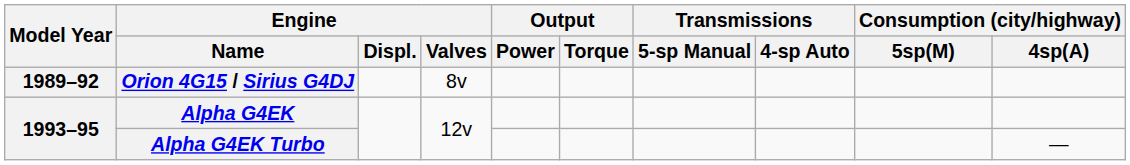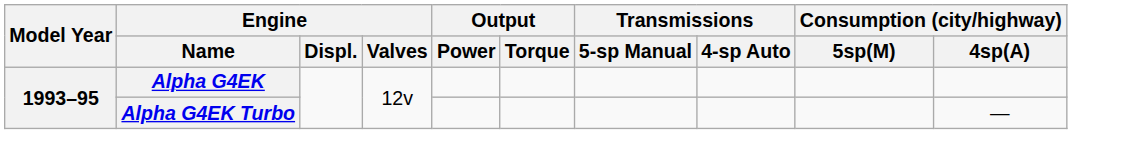- row: (238, 82)
